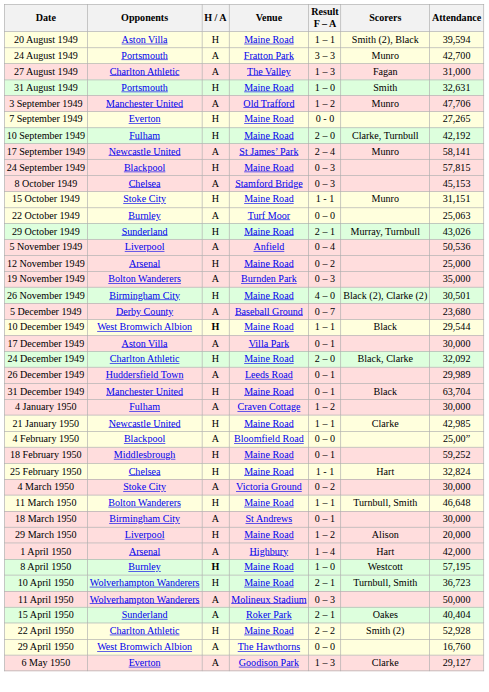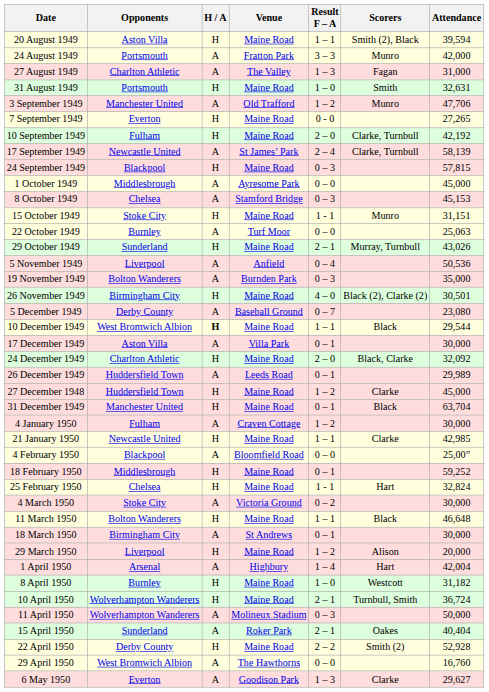(457, 55) 42,700 -> (457, 55) 42,000
(385, 151) Munro -> (385, 151) Clarke, Turnbull
(457, 151) 58,141 -> (457, 151) 58,139
+ row: (46, 183)
- row: (46, 263)
(457, 311) 23,680 -> (457, 311) 23,080
+ row: (46, 391)
(385, 503) Turnbull, Smith -> (385, 519) Black
(457, 551) 42,000 -> (457, 567) 42,004
(215, 567) bold -> (215, 583) normal
(457, 567) 57,195 -> (457, 583) 31,182
(457, 583) 36,723 -> (457, 599) 36,724
(145, 631) Charlton Athletic -> (145, 647) Derby County
(457, 663) 29,127 -> (457, 679) 29,627
